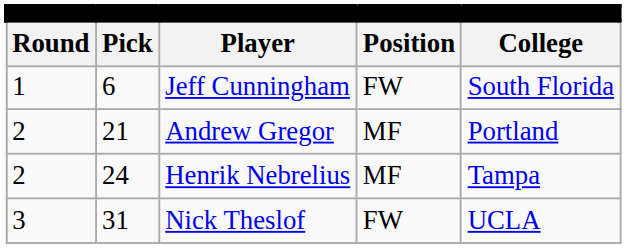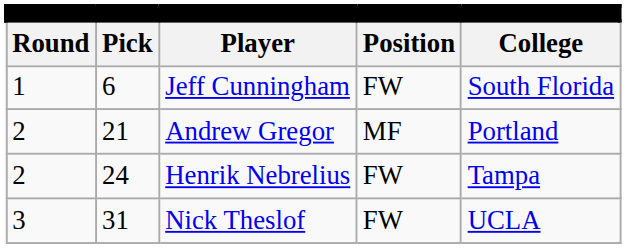(382, 175) MF -> (383, 175) FW
